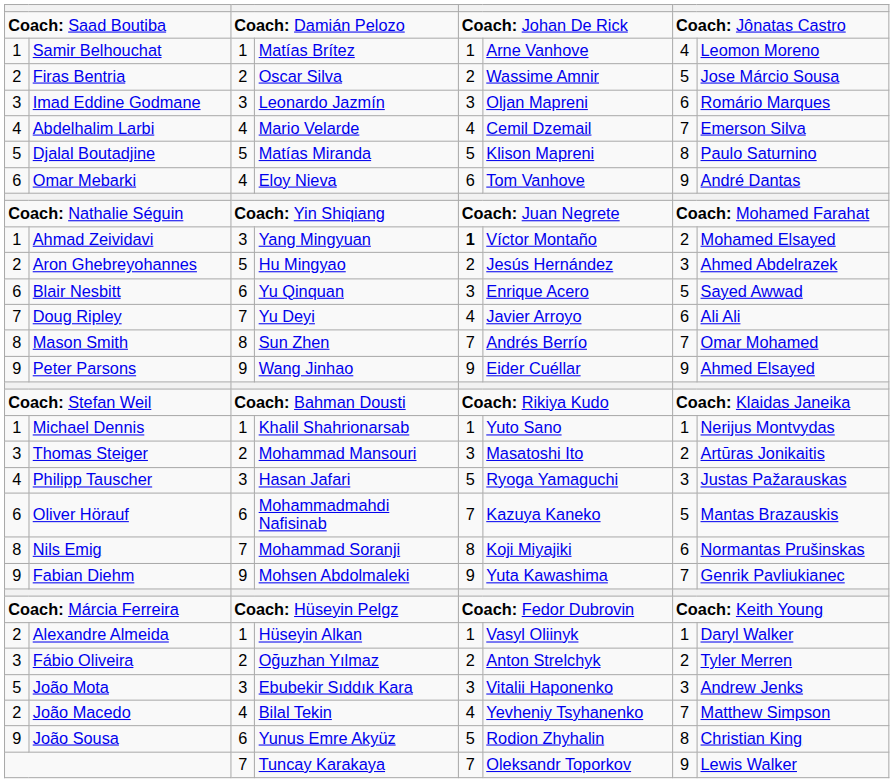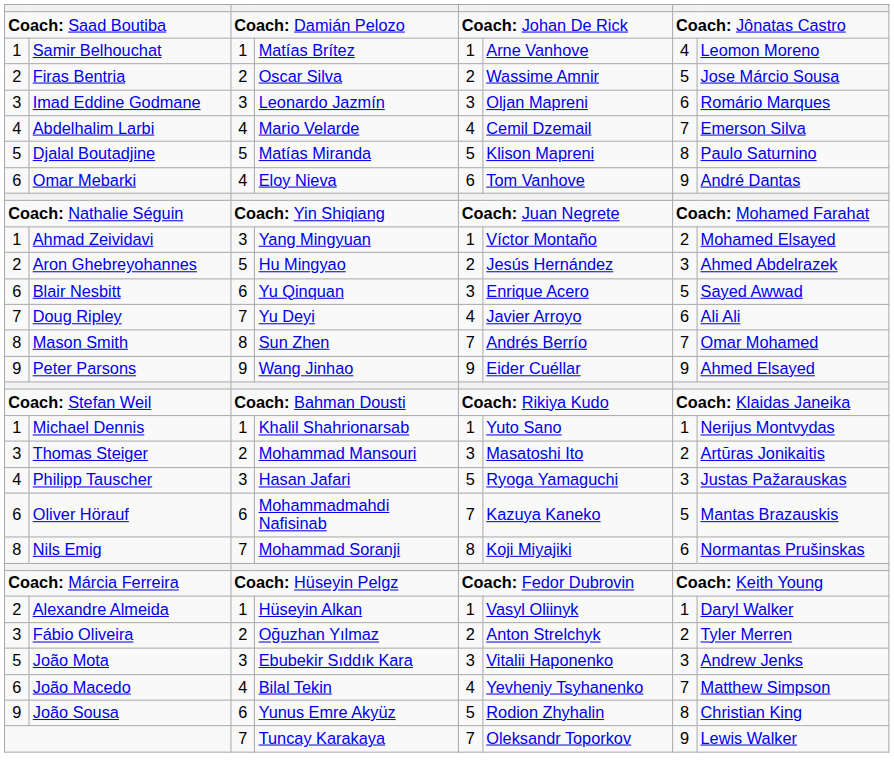(470, 239) bold -> (470, 239) normal
- row: (84, 576)
(17, 712) 2 -> (17, 687) 6
